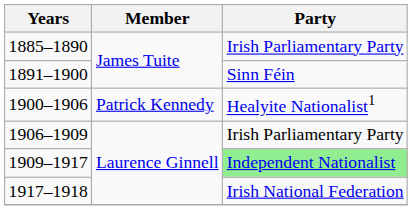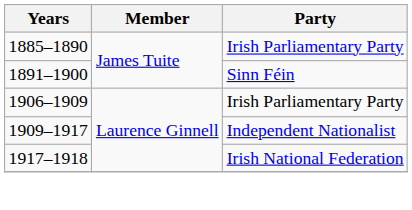- row: (48, 104)
(311, 162) lightgreen background -> (311, 130) no background
